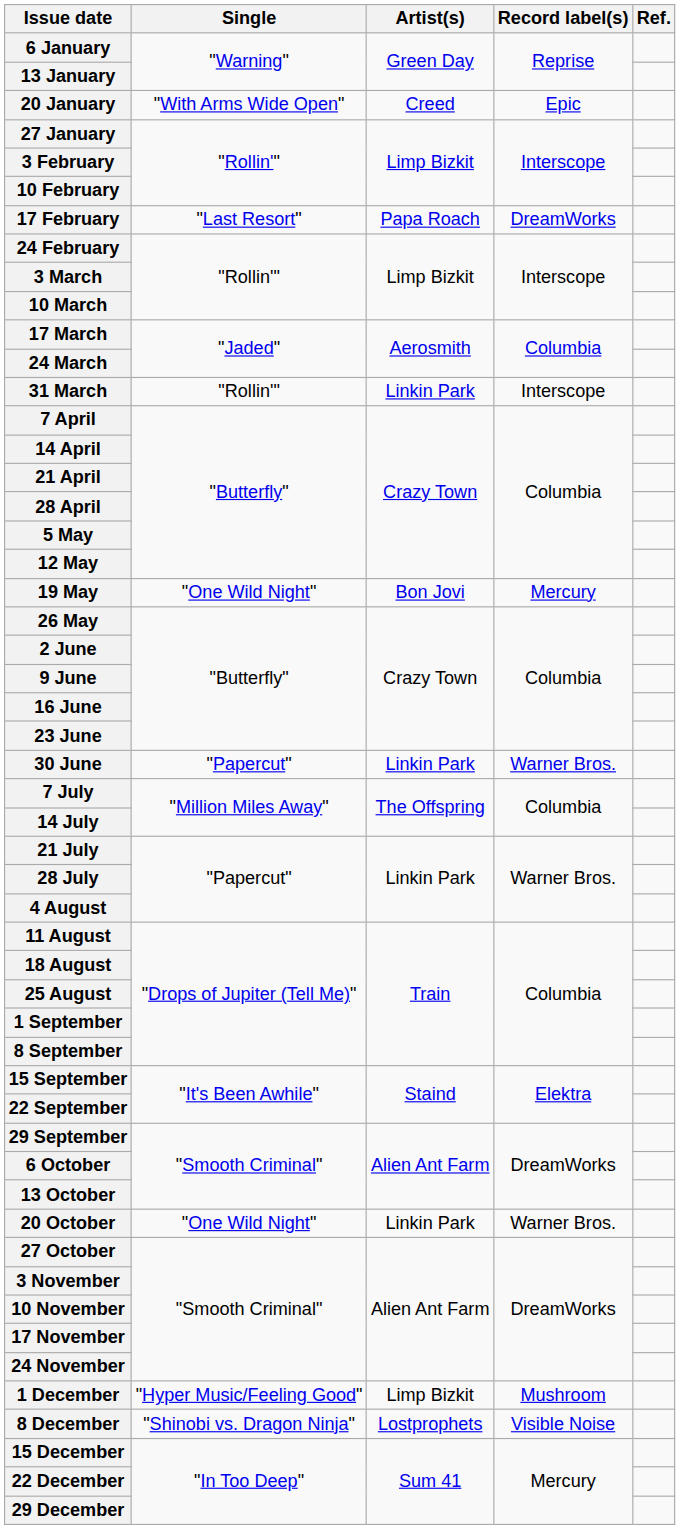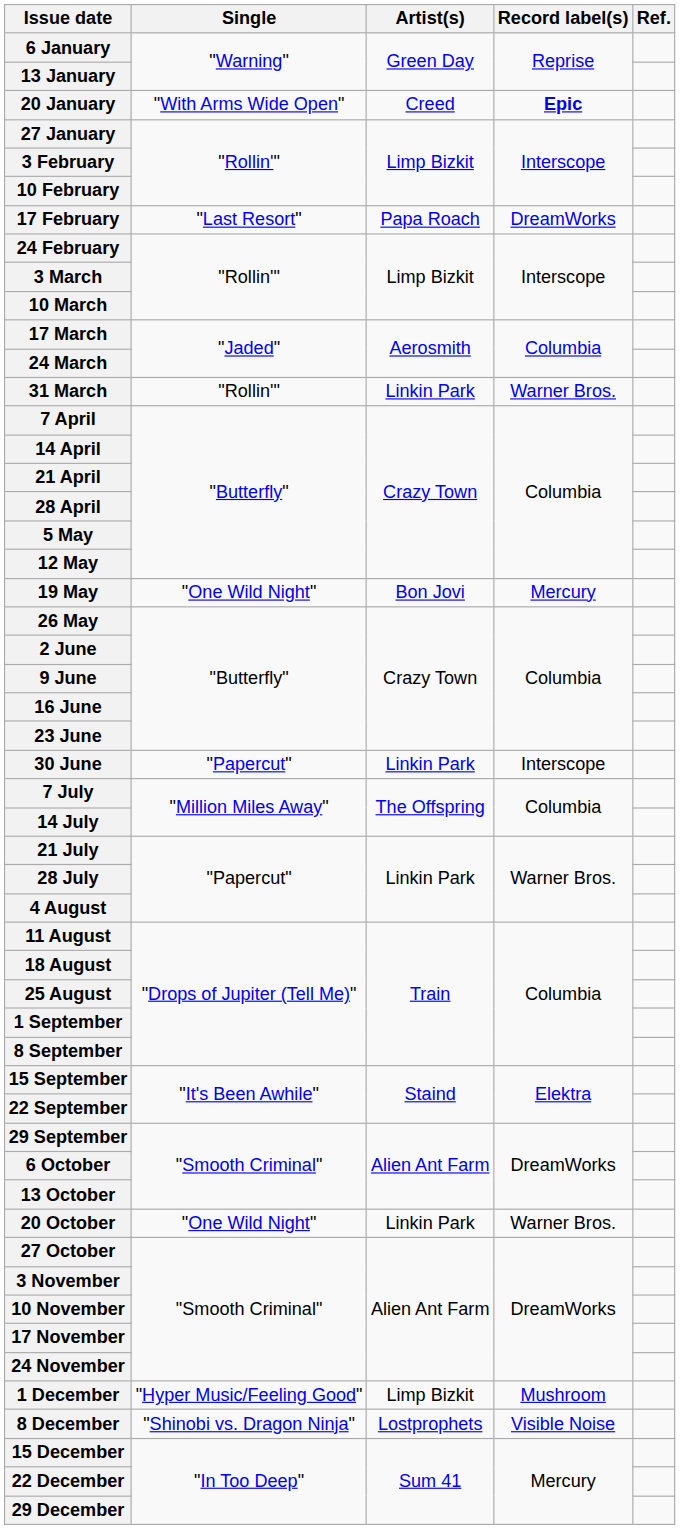(563, 104) normal -> (563, 104) bold
(563, 391) Interscope -> (563, 391) Warner Bros.
(563, 764) Warner Bros. -> (563, 764) Interscope
